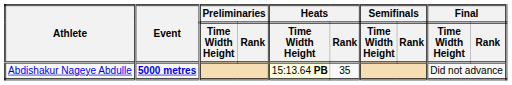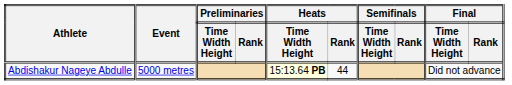(167, 71) bold -> (166, 71) normal
(345, 71) 35 -> (343, 71) 44
